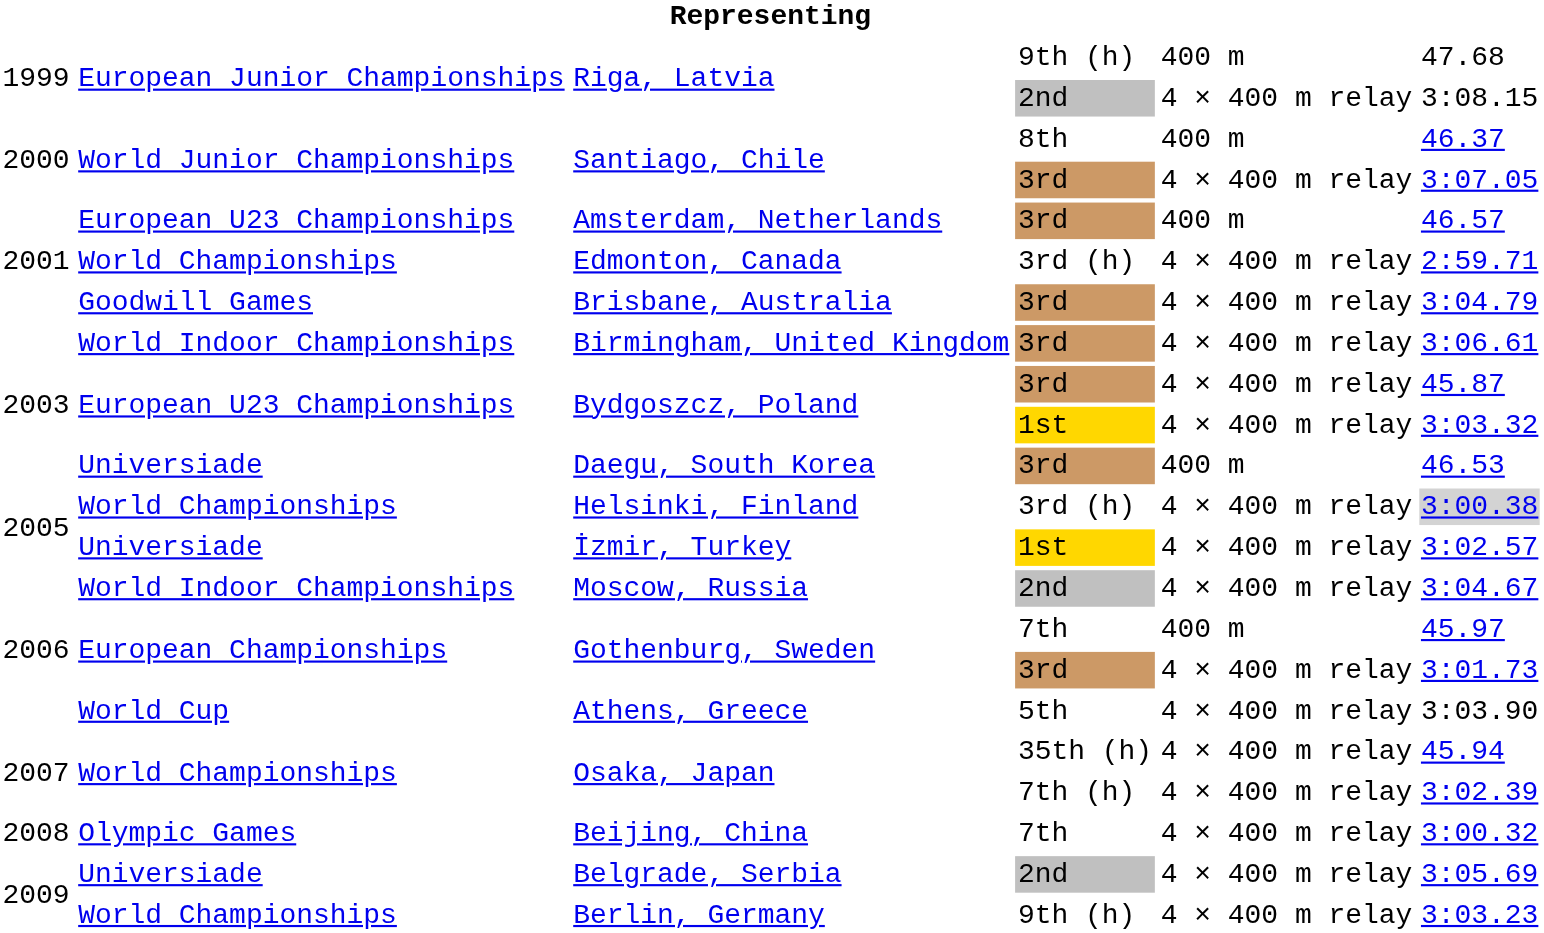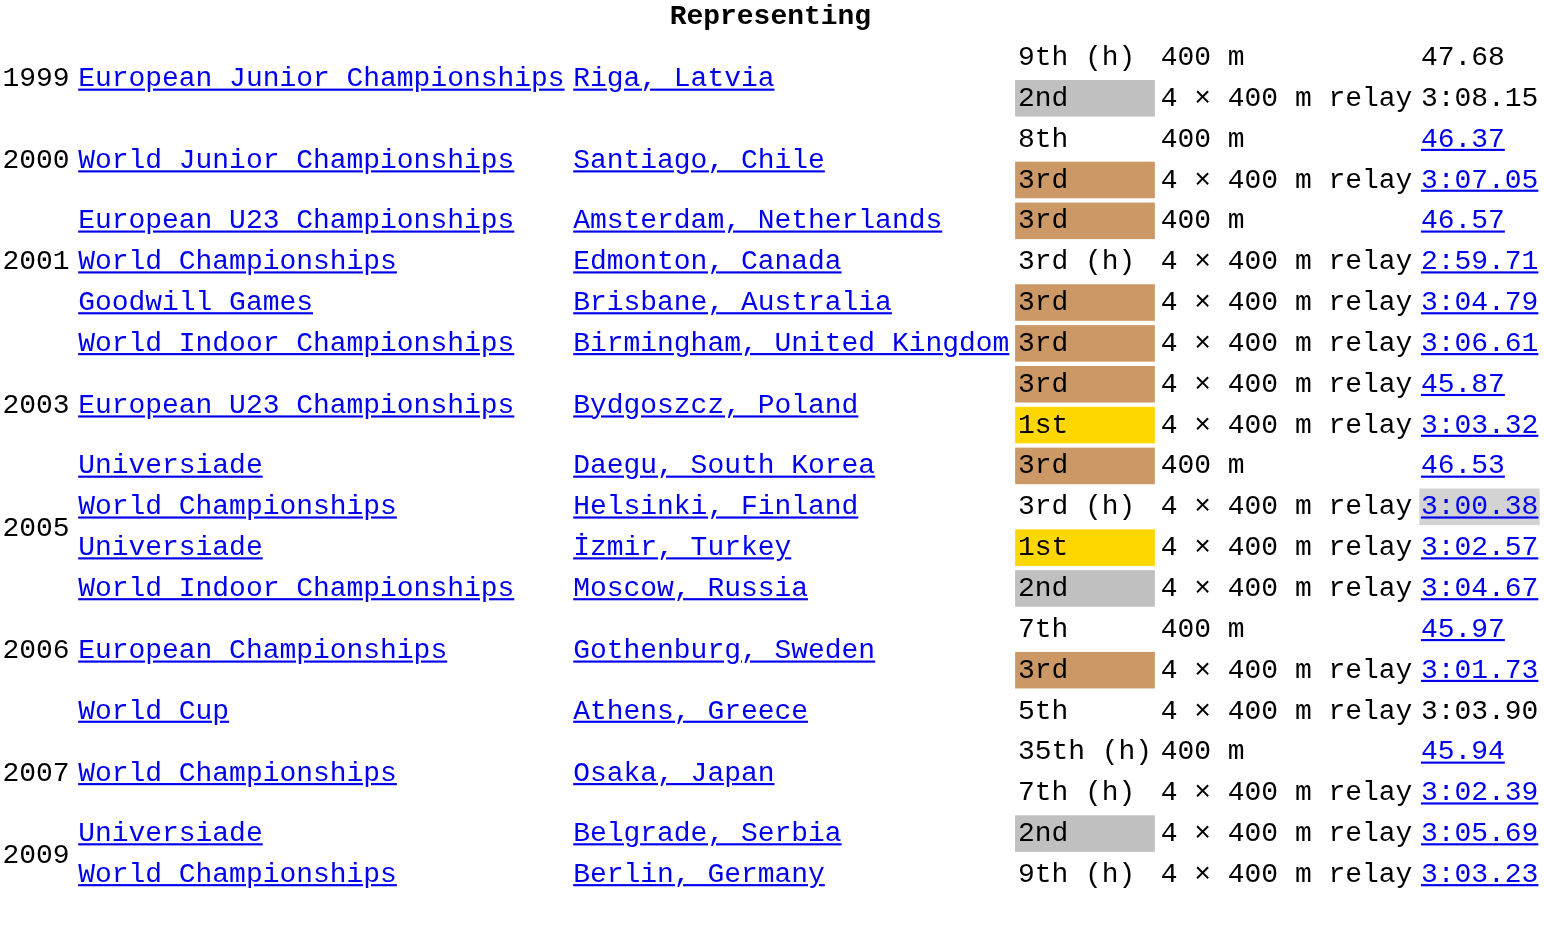(1287, 752) 4 × 400 m relay -> (1203, 752) 400 m
- row: (691, 834)
